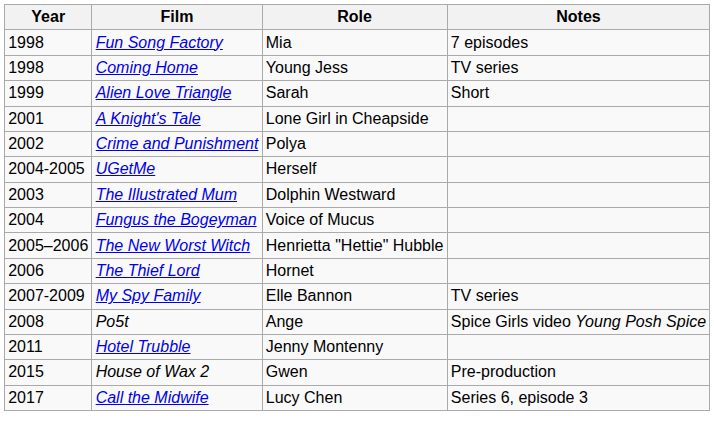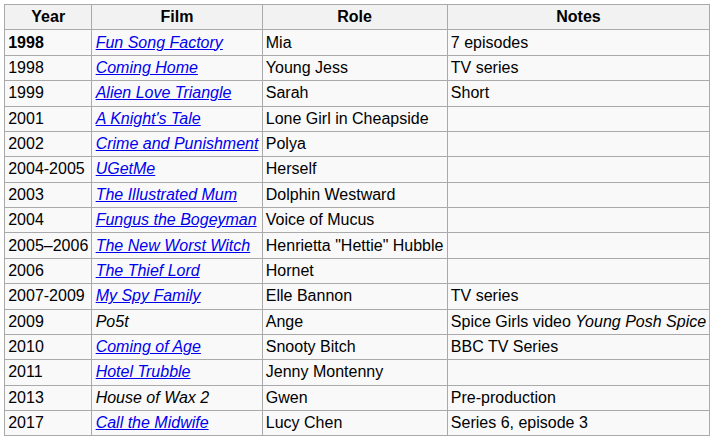(26, 42) normal -> (26, 42) bold
(26, 321) 2008 -> (26, 321) 2009
+ row: (148, 347)
(26, 372) 2015 -> (26, 397) 2013
